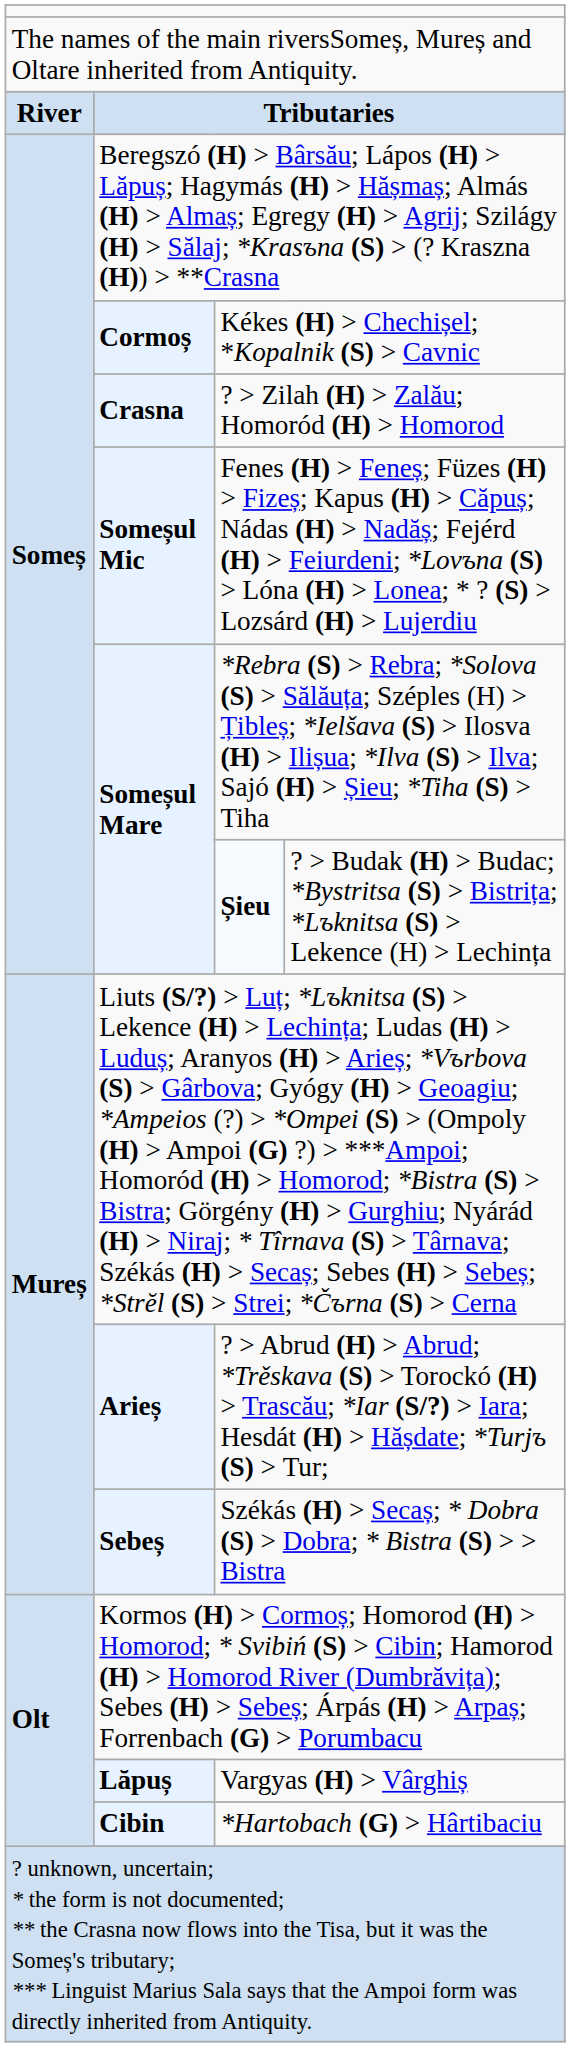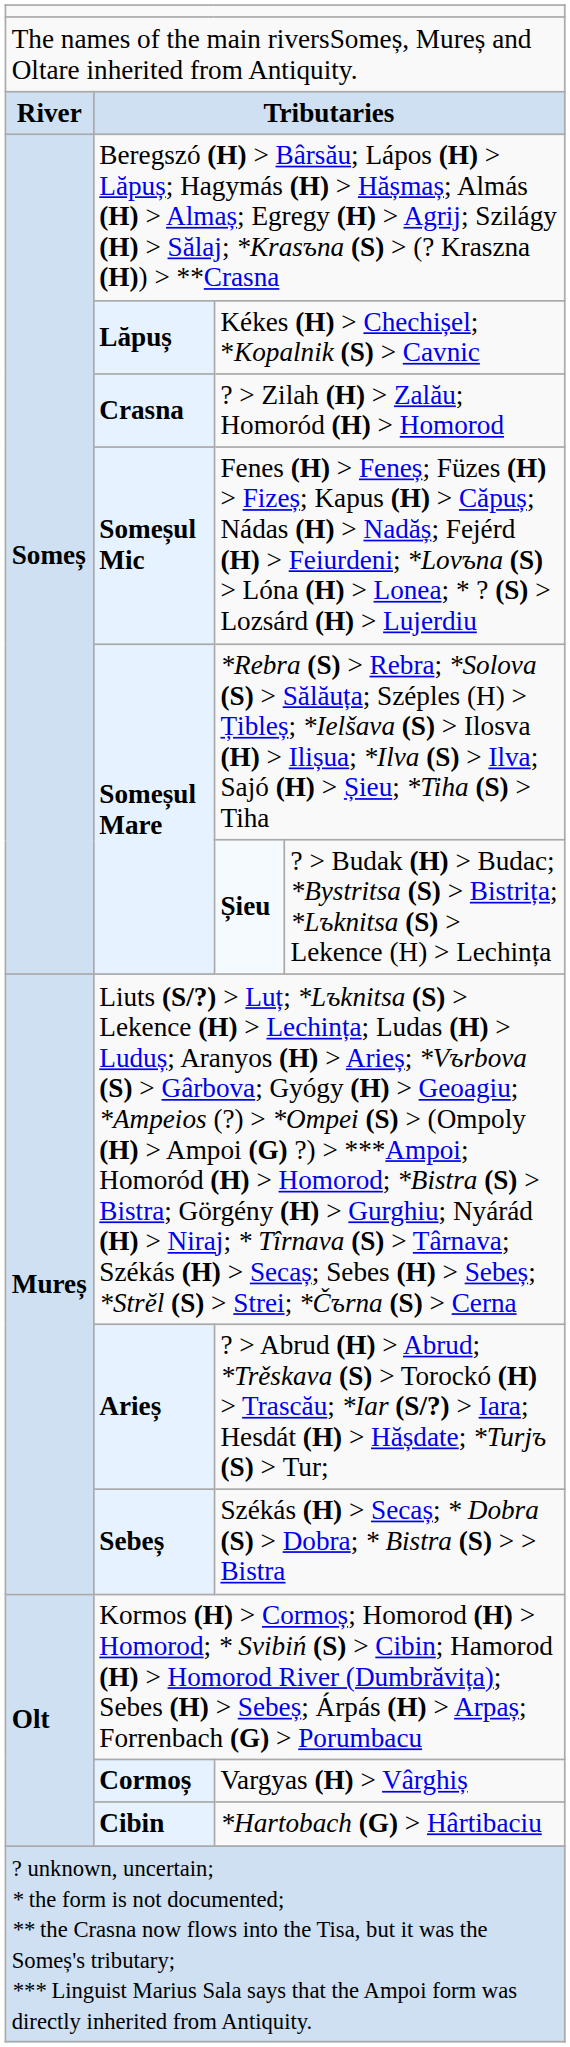(145, 336) Cormoș -> (136, 336) Lăpuș
(136, 1780) Lăpuș -> (145, 1780) Cormoș
